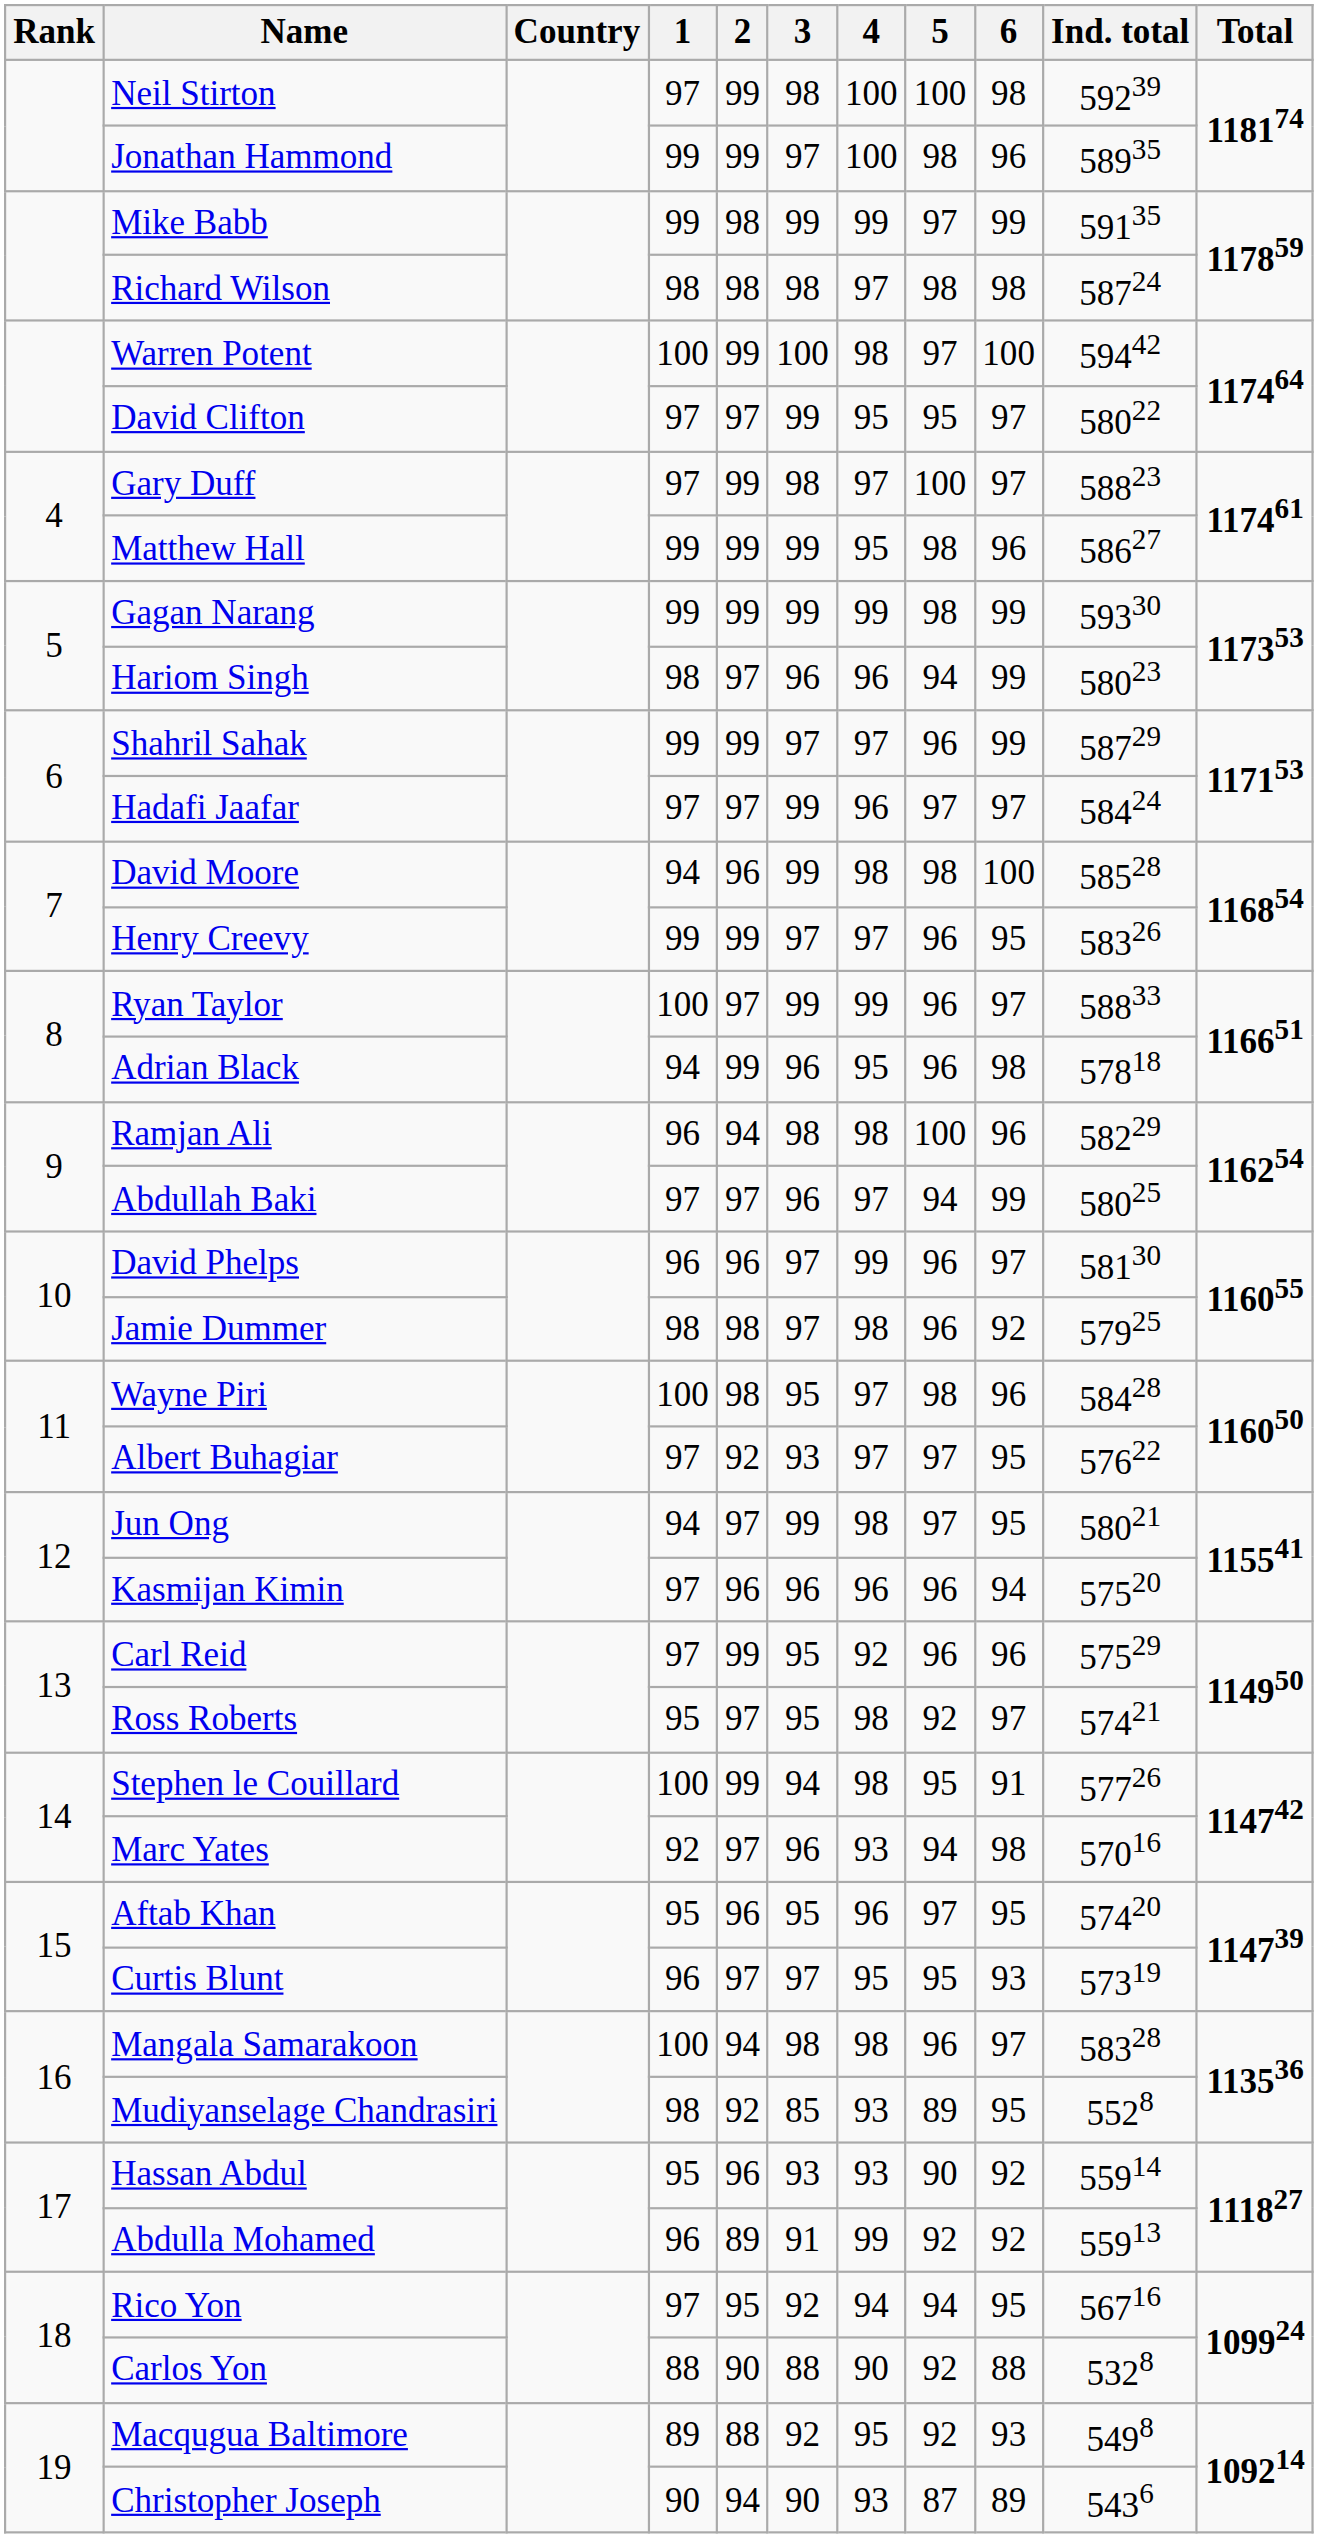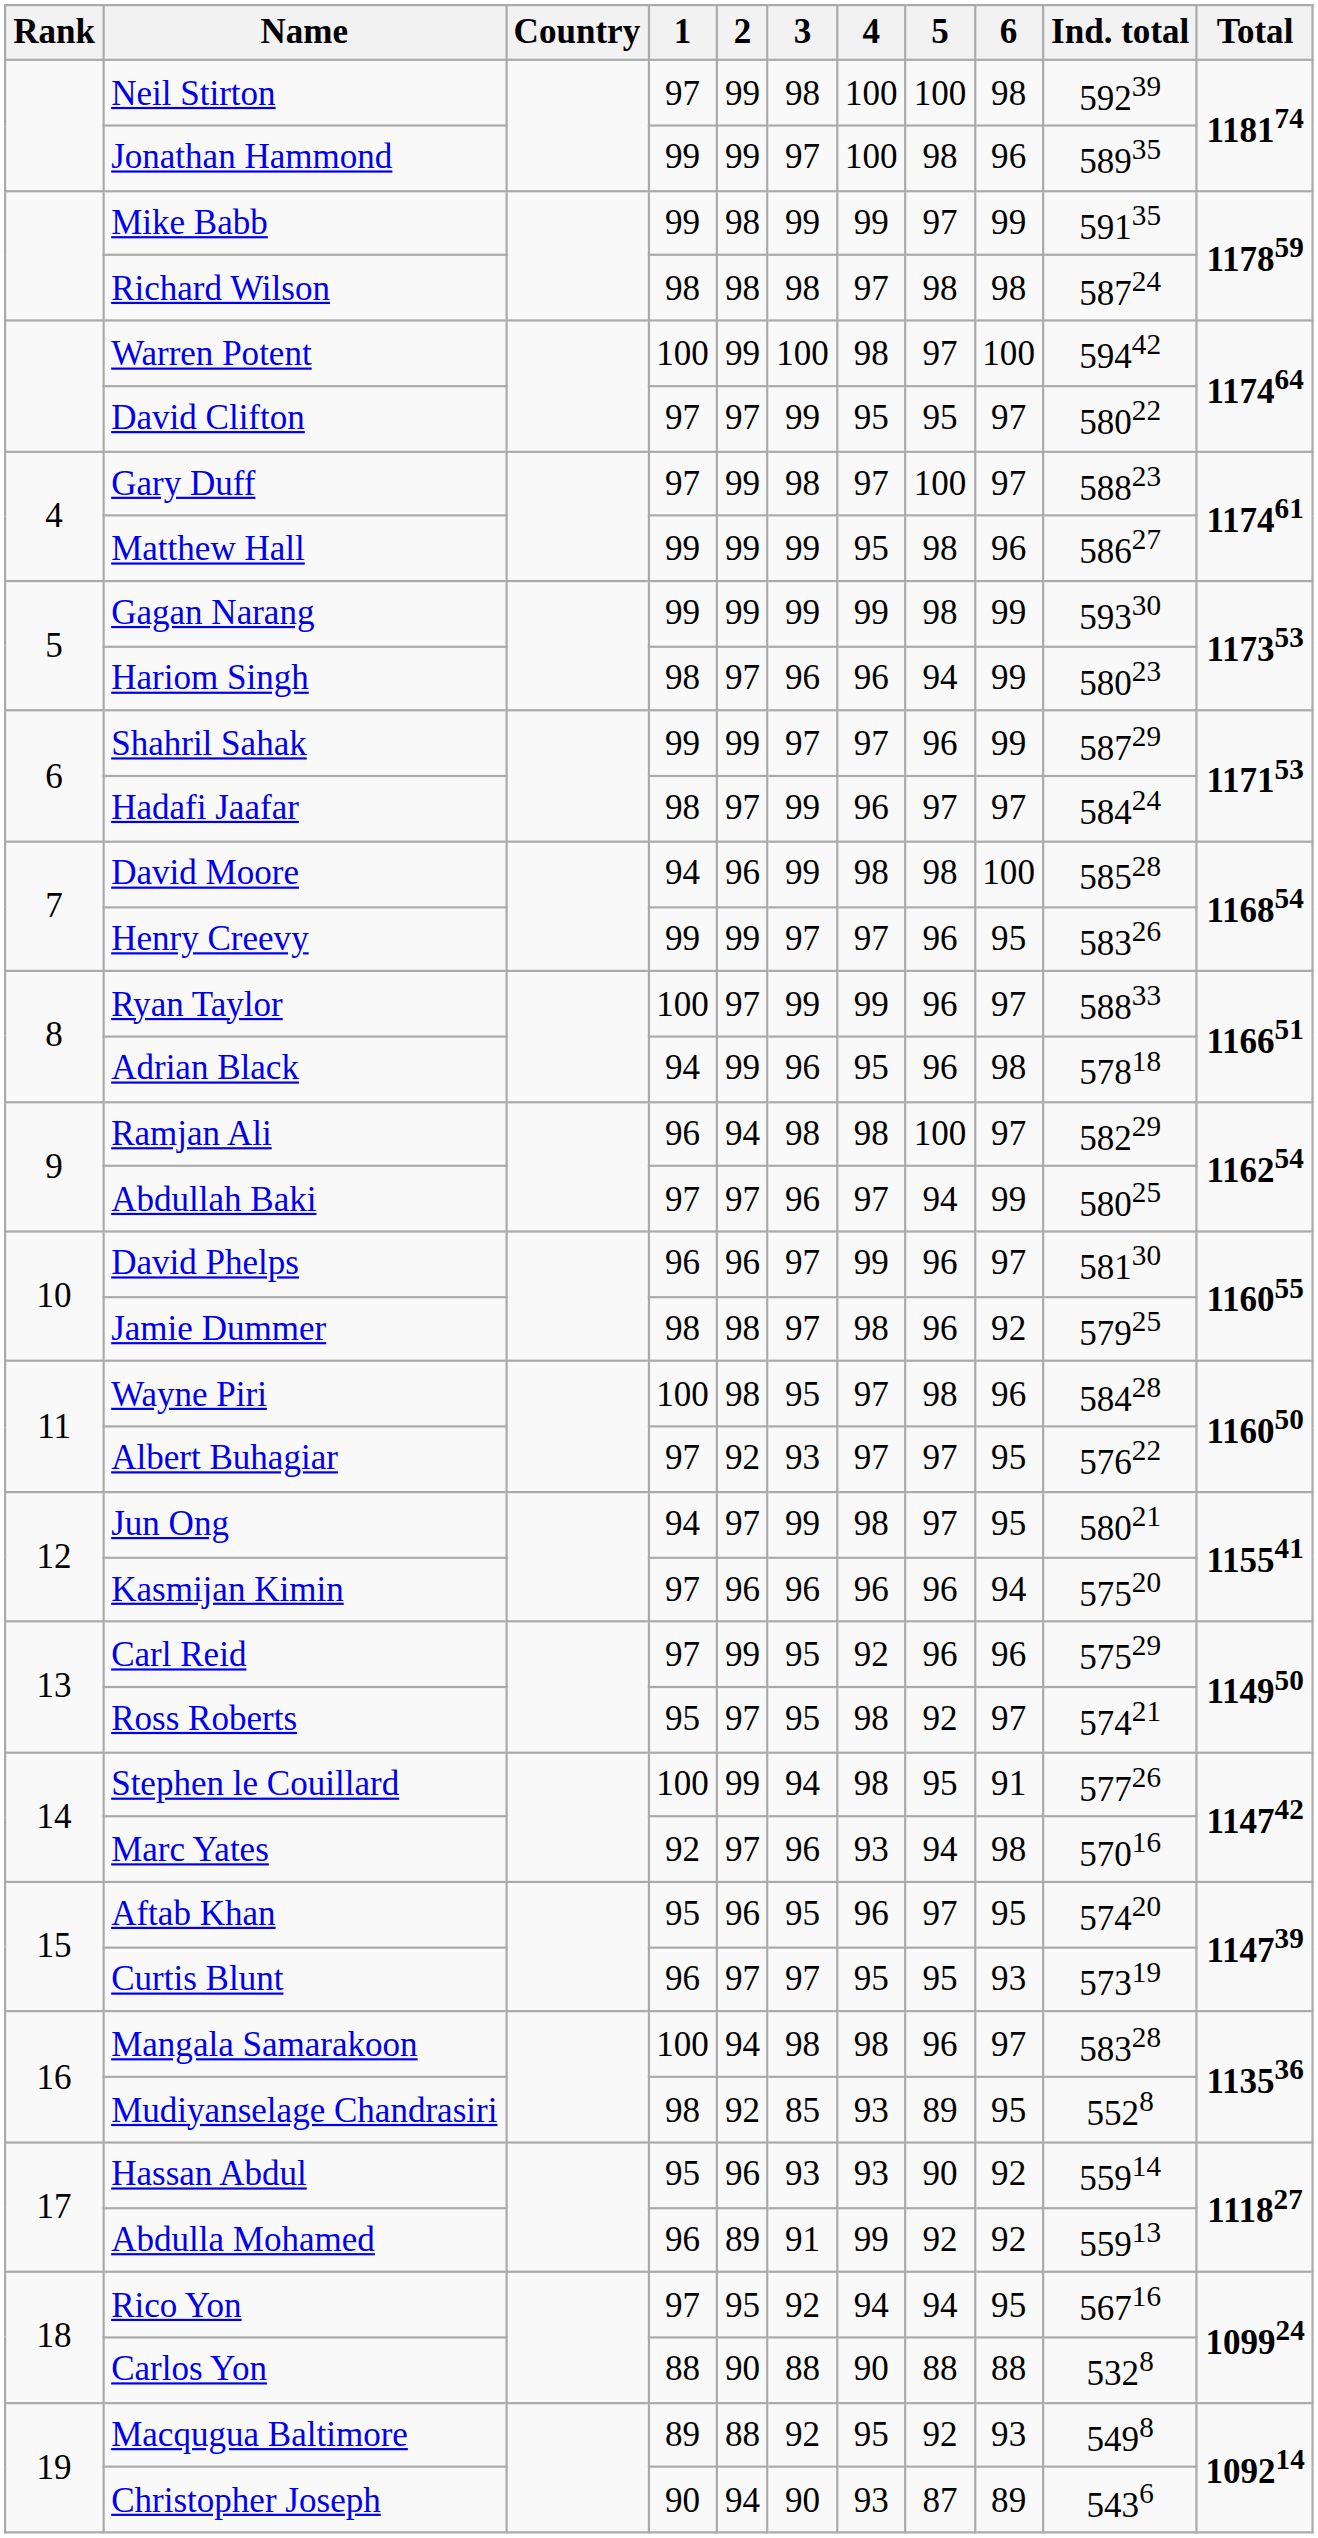(683, 808) 97 -> (683, 808) 98
(1009, 1133) 96 -> (1009, 1133) 97
(940, 2369) 92 -> (940, 2369) 88
